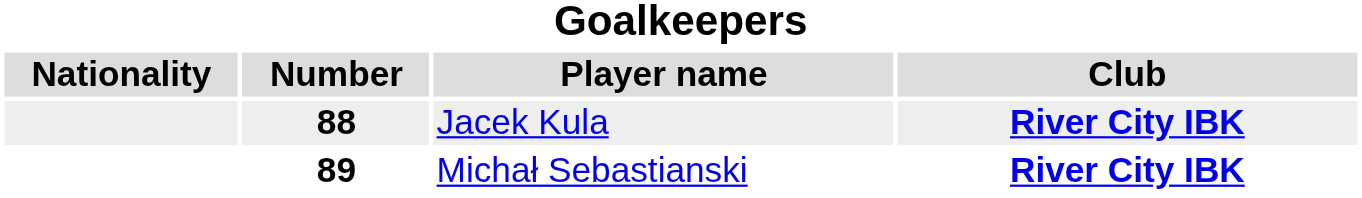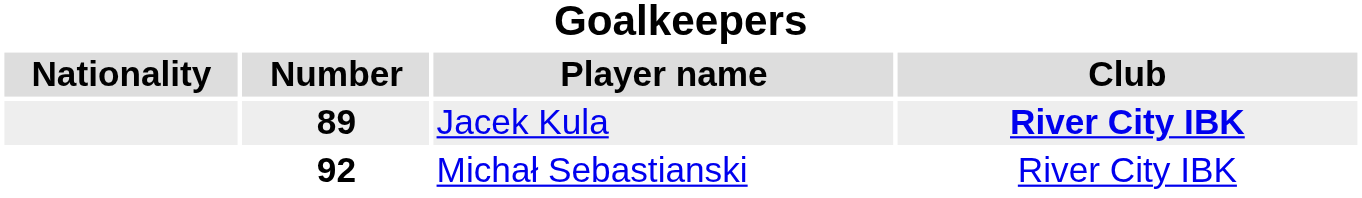(336, 122) 88 -> (336, 122) 89
(336, 170) 89 -> (336, 170) 92
(1127, 170) bold -> (1127, 170) normal
